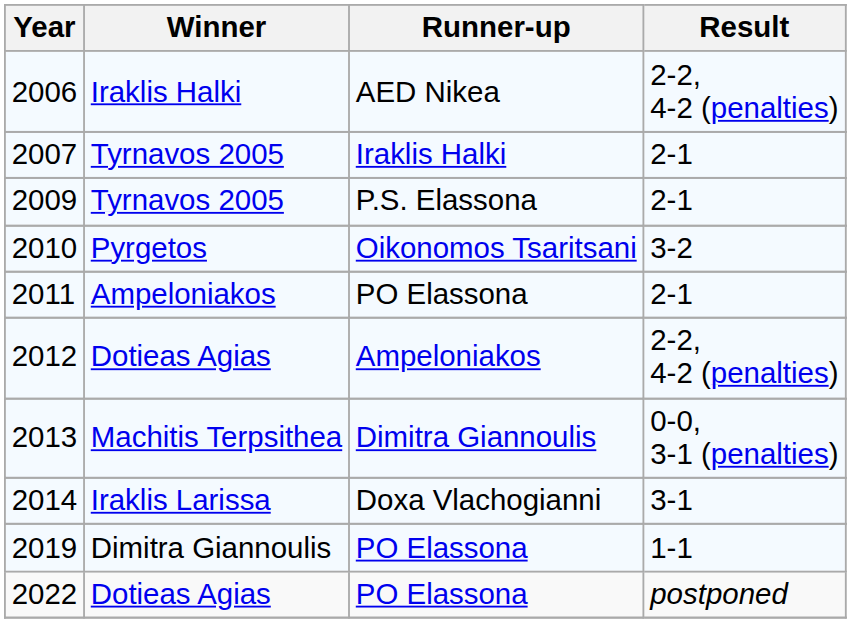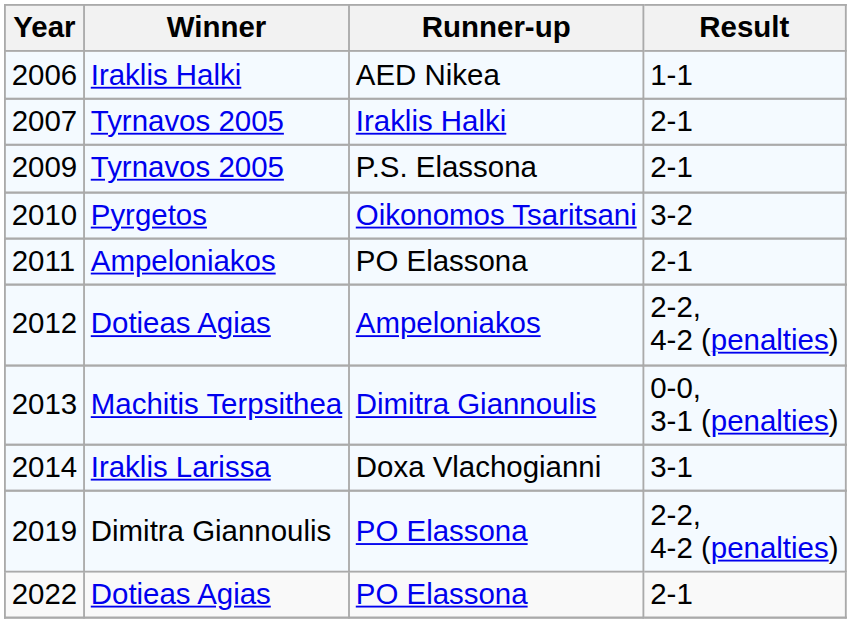(744, 91) 2-2, 4-2 (penalties) -> (672, 74) 1-1
(672, 547) 1-1 -> (744, 530) 2-2, 4-2 (penalties)
(719, 594) postponed -> (672, 594) 2-1
